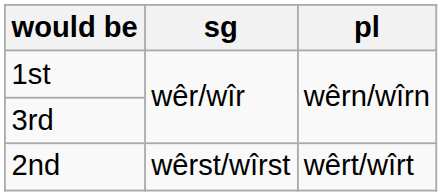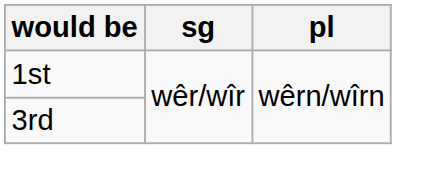- row: (36, 166)
